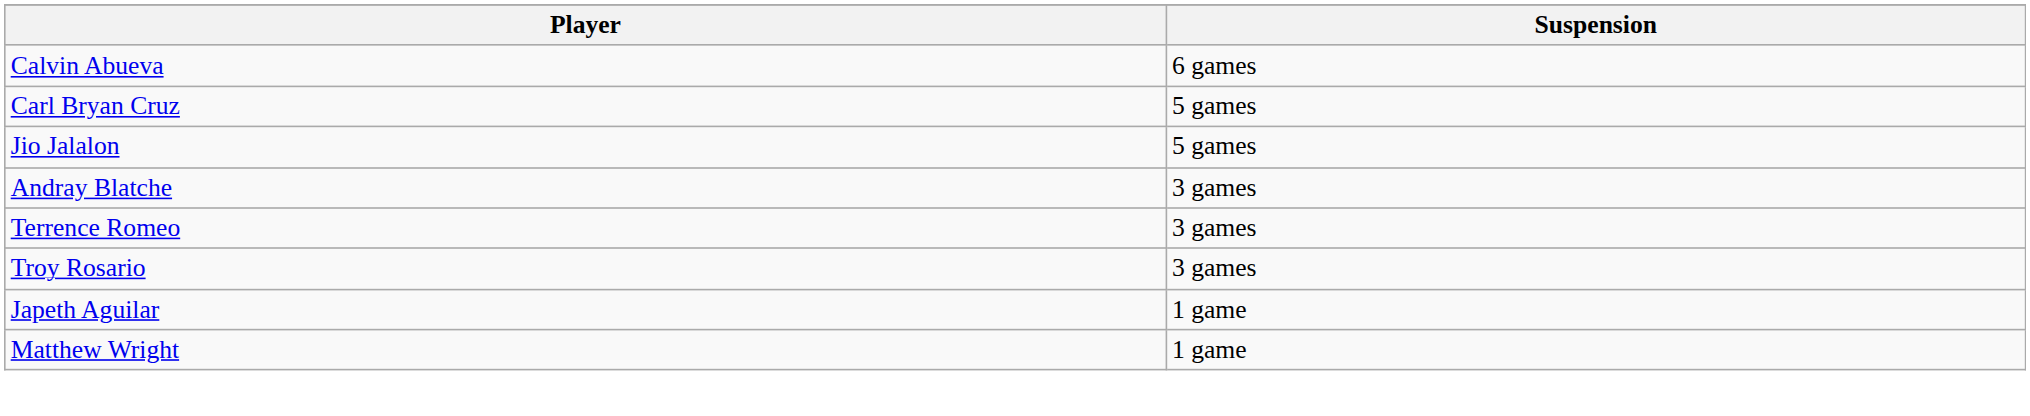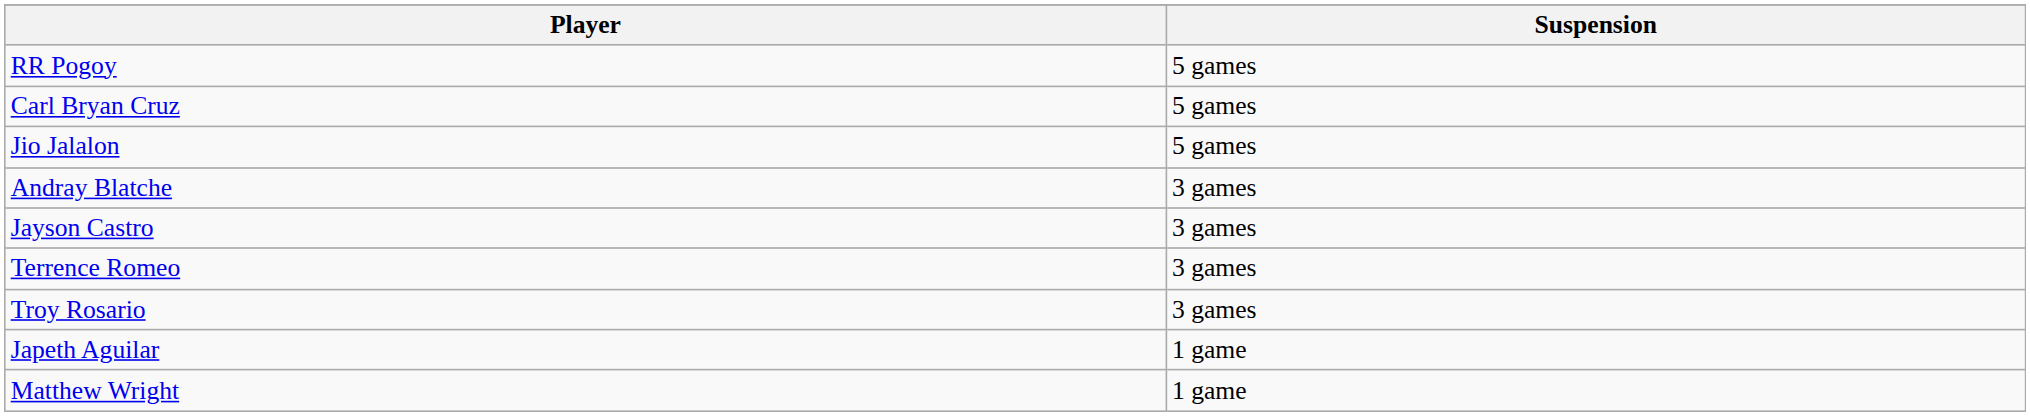- row: (87, 65)
+ row: (64, 65)
+ row: (82, 227)
